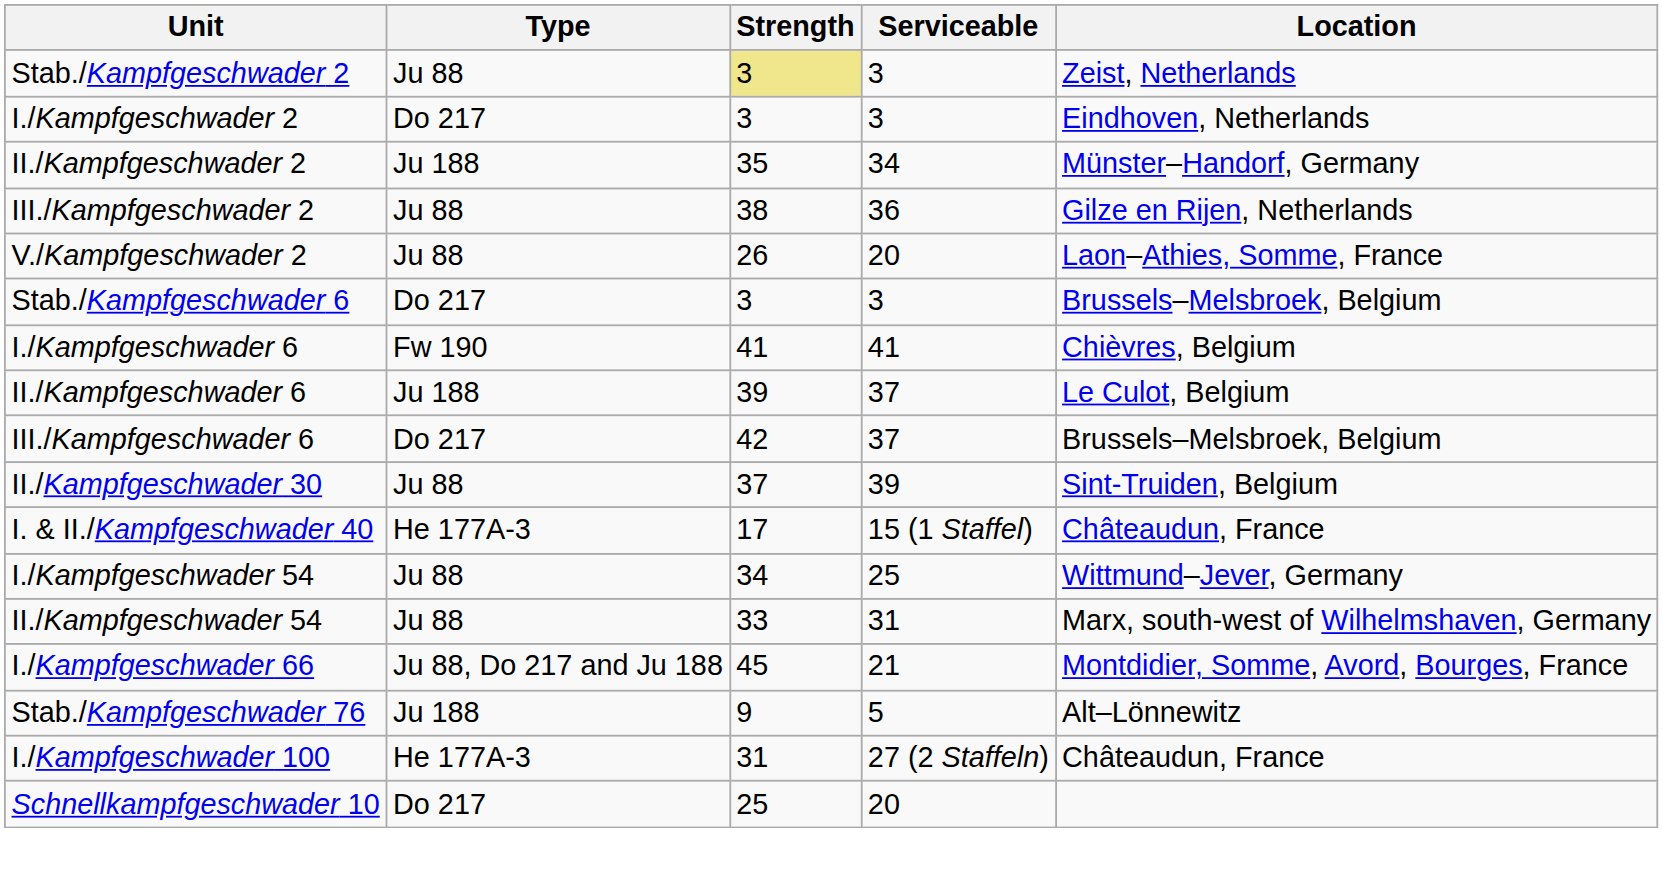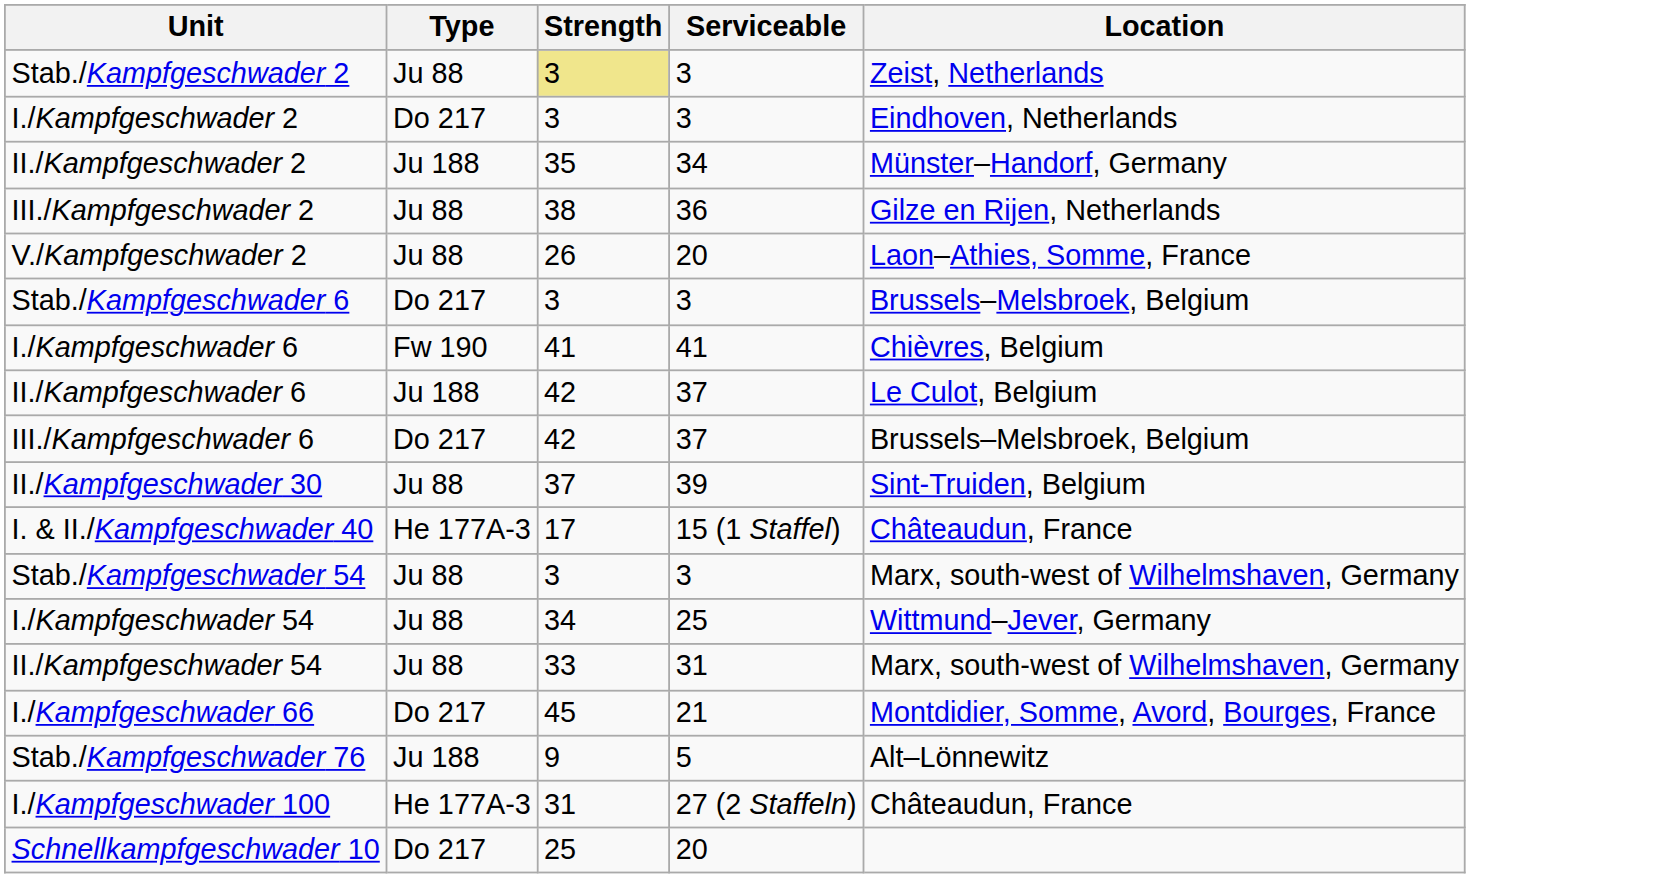(752, 392) 39 -> (560, 392) 42
+ row: (188, 575)
(558, 666) Ju 88, Do 217 and Ju 188 -> (439, 712) Do 217
